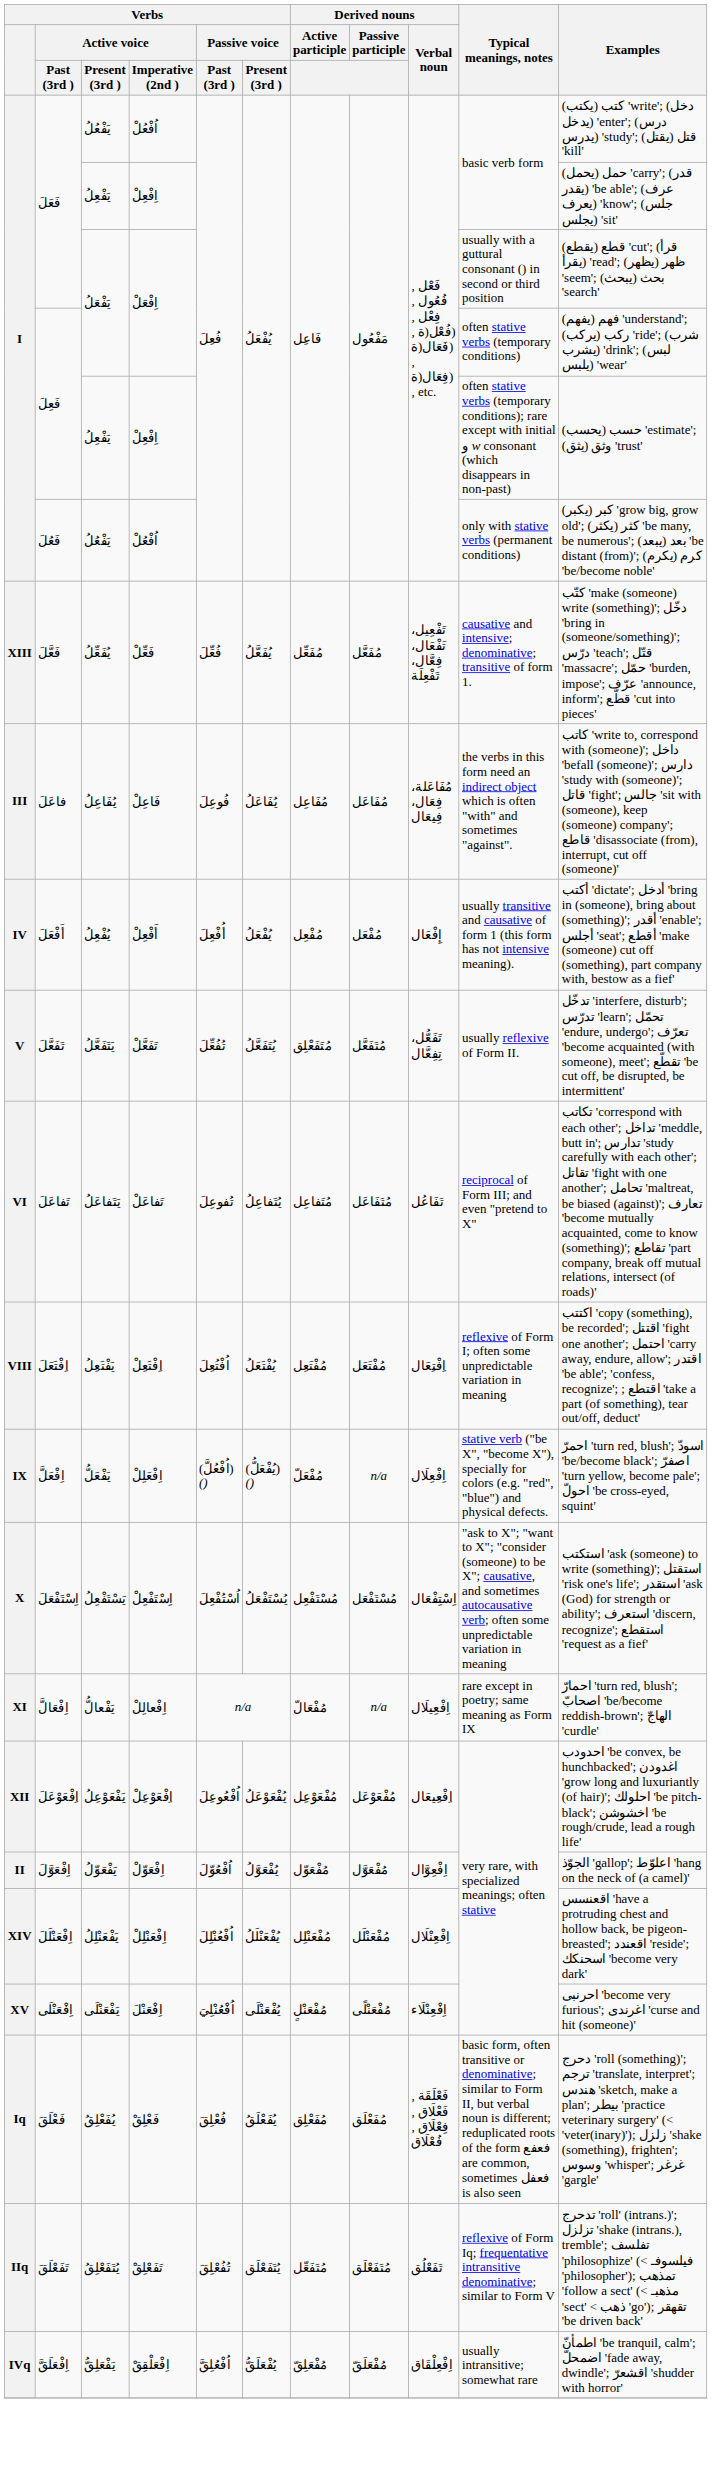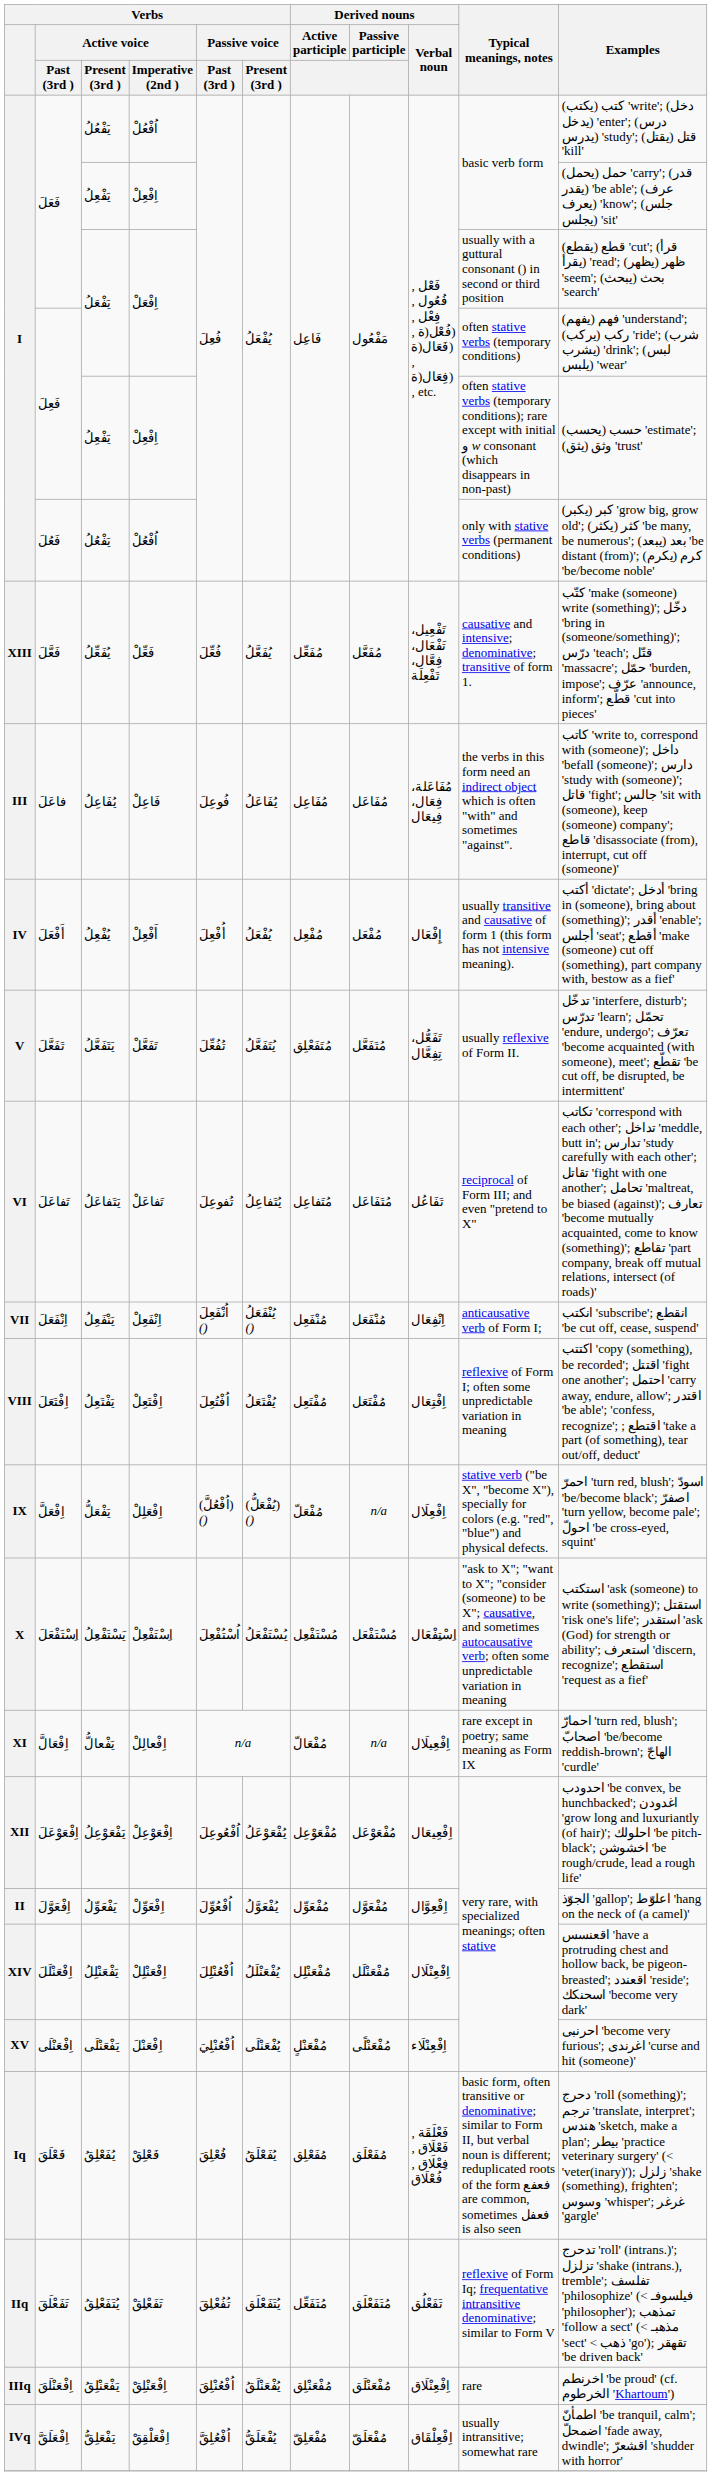+ row: (52, 1320)
+ row: (55, 2386)
